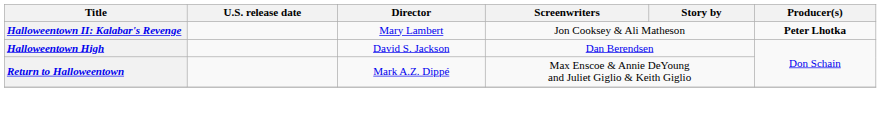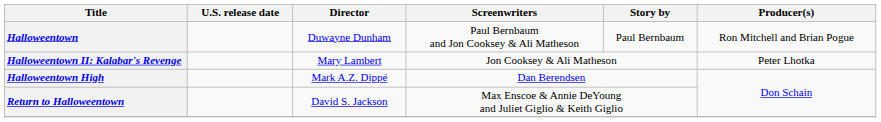+ row: (42, 36)
(815, 30) bold -> (786, 60) normal
(411, 48) David S. Jackson -> (349, 78) Mark A.Z. Dippé
(411, 71) Mark A.Z. Dippé -> (349, 101) David S. Jackson
